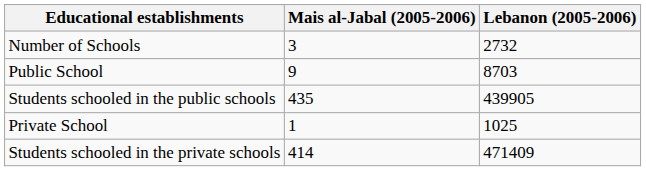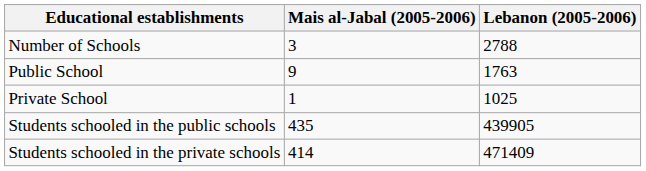(500, 44) 2732 -> (500, 44) 2788
(500, 71) 8703 -> (500, 71) 1763
rows swapped: (58, 125) <-> (142, 98)
